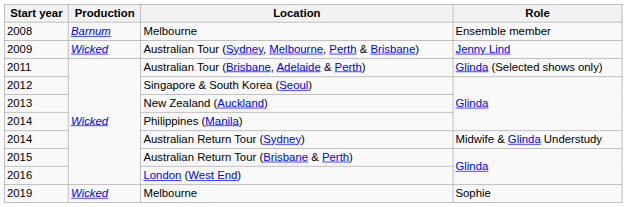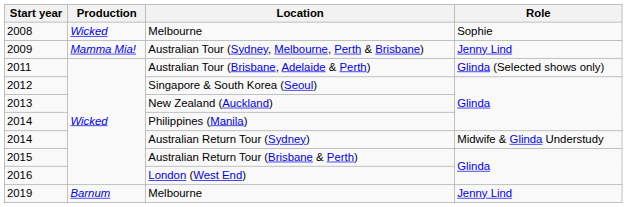(91, 31) Barnum -> (89, 31) Wicked
(503, 31) Ensemble member -> (475, 31) Sophie
(90, 49) Wicked -> (103, 49) Mamma Mia!
(90, 193) Wicked -> (90, 193) Barnum
(473, 193) Sophie -> (485, 193) Jenny Lind
